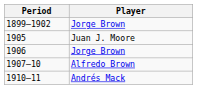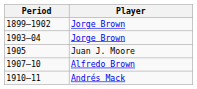+ row: (24, 38)
- row: (16, 51)
